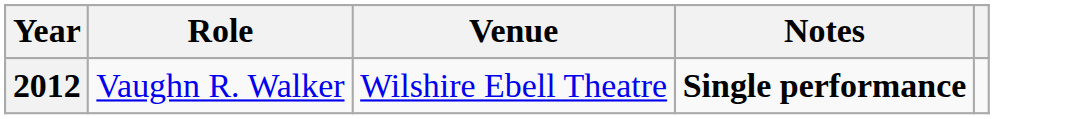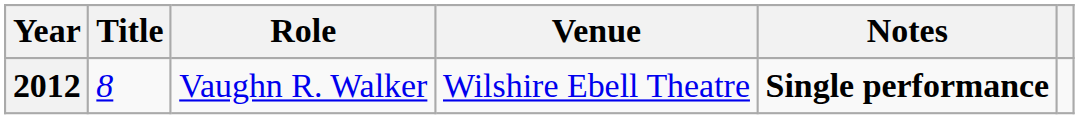+ column: (130, 31)
